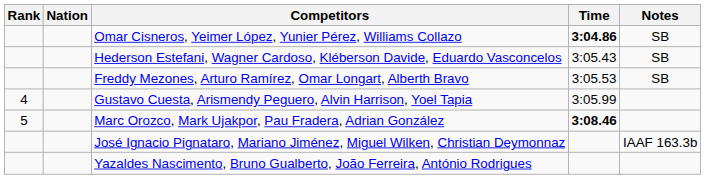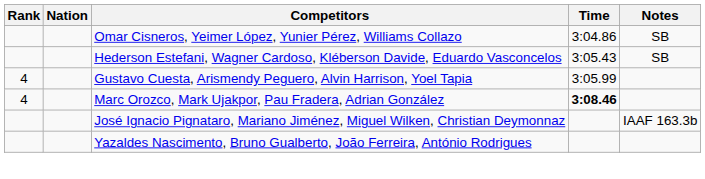(594, 36) bold -> (594, 36) normal
- row: (281, 79)
(24, 121) 5 -> (24, 100) 4
